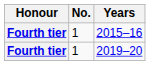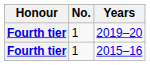rows swapped: (119, 32) <-> (119, 51)
